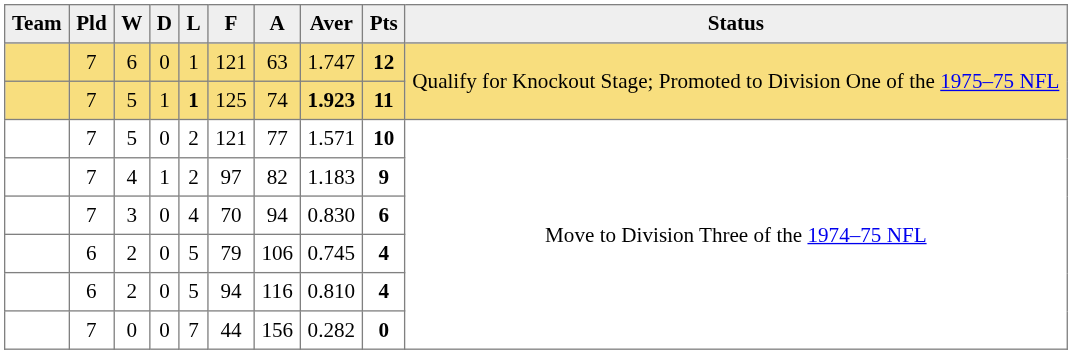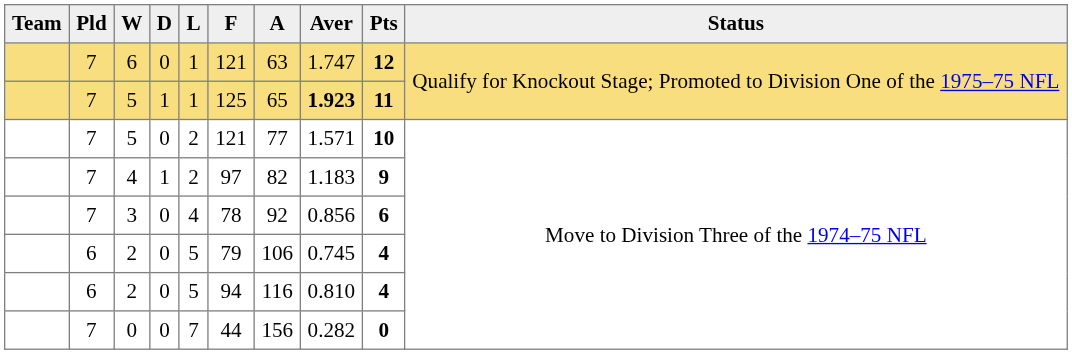(194, 100) bold -> (194, 100) normal
(277, 100) 74 -> (277, 100) 65
(231, 215) 70 -> (231, 215) 78
(277, 215) 94 -> (277, 215) 92
(331, 215) 0.830 -> (331, 215) 0.856
